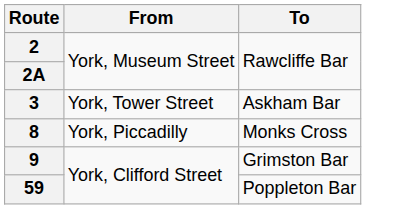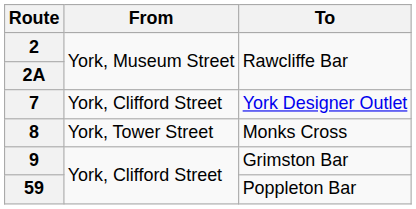- row: (34, 103)
+ row: (34, 103)
(128, 132) York, Piccadilly -> (140, 132) York, Tower Street
